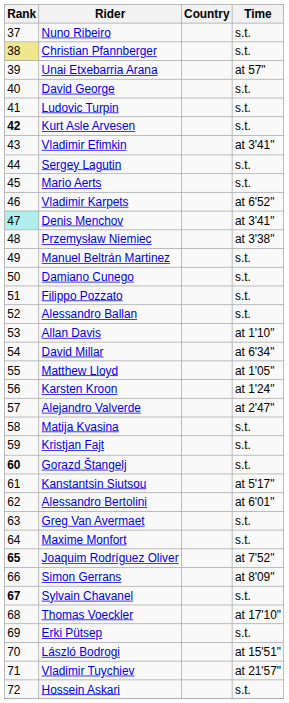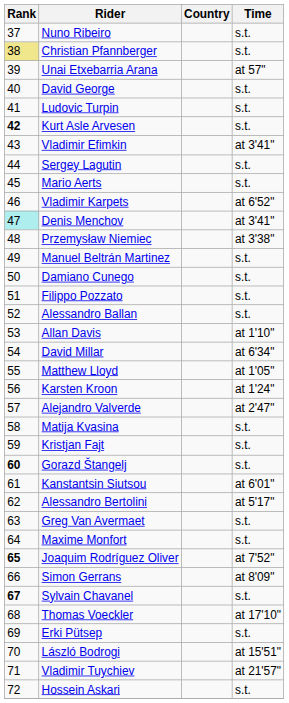(255, 483) at 5'17" -> (255, 483) at 6'01"
(255, 502) at 6'01" -> (255, 502) at 5'17"
